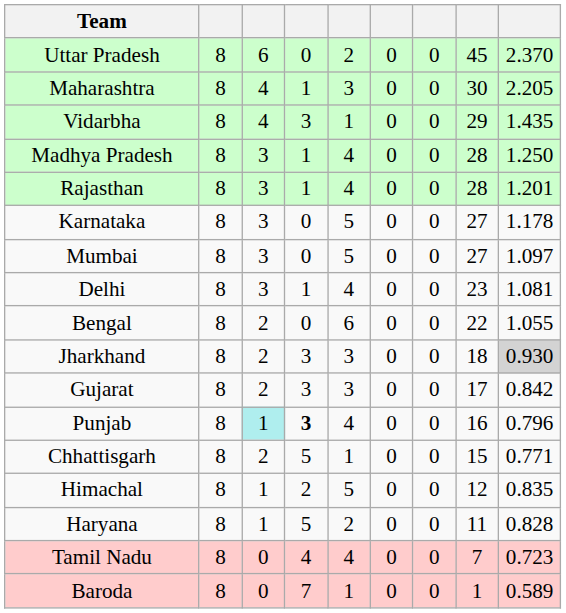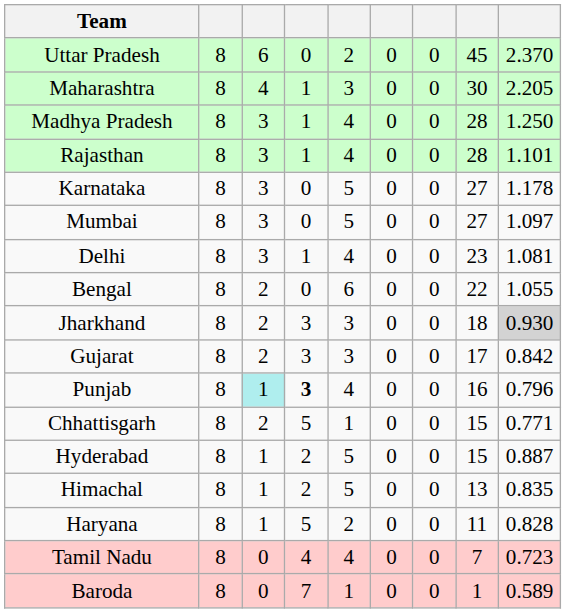- row: (102, 121)
(530, 188) 1.201 -> (530, 155) 1.101
+ row: (102, 456)
(477, 490) 12 -> (477, 490) 13
